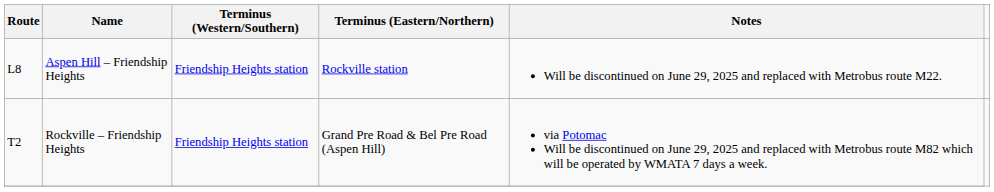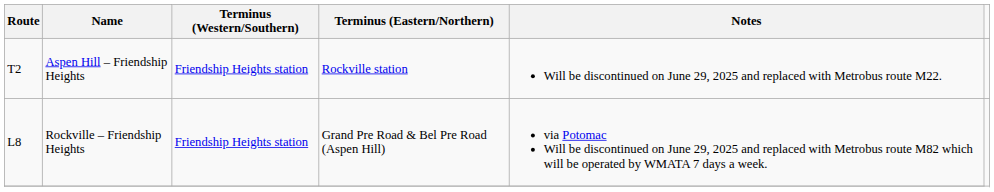(14, 68) L8 -> (14, 68) T2
(14, 142) T2 -> (14, 142) L8
